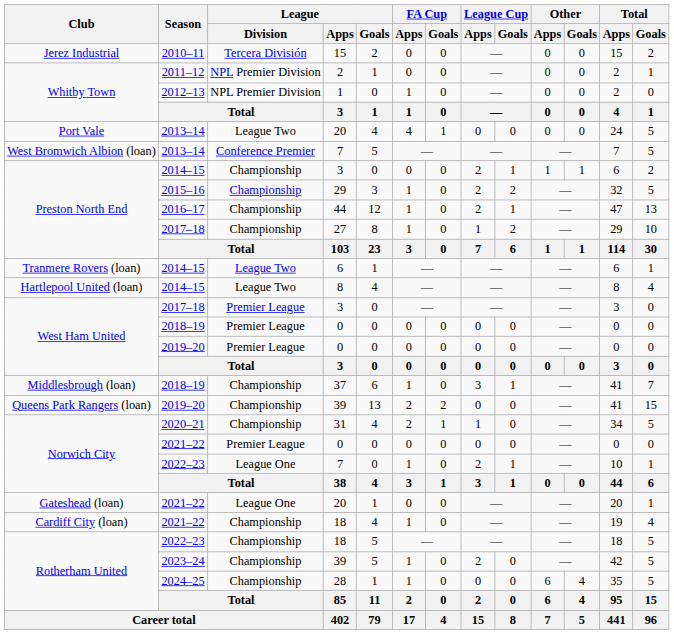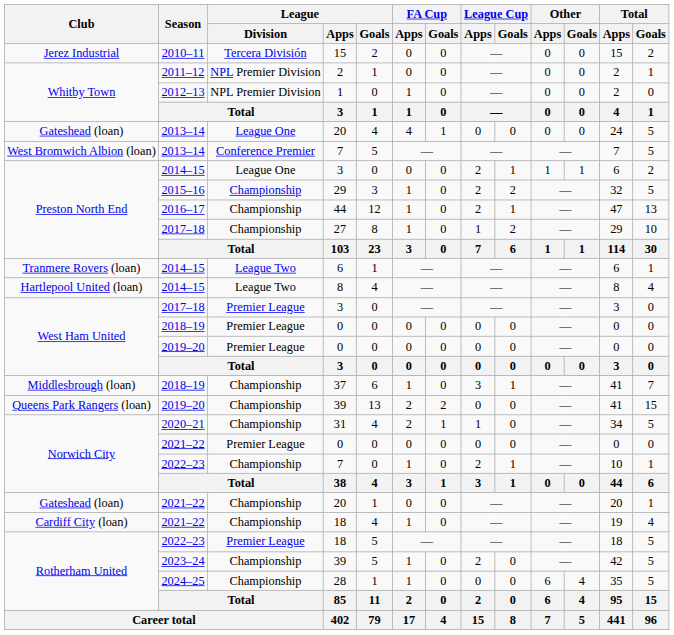(81, 131) Port Vale -> (81, 131) Gateshead (loan)
(265, 131) League Two -> (265, 131) League One
(265, 170) Championship -> (265, 170) League One
(265, 463) League One -> (265, 463) Championship
(265, 502) League One -> (265, 502) Championship
(265, 541) Championship -> (265, 541) Premier League
